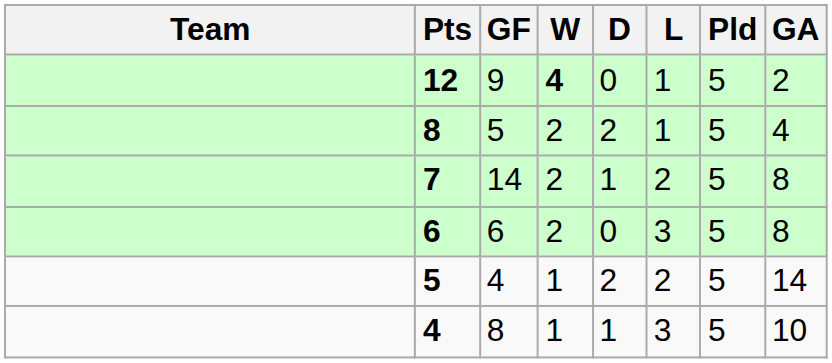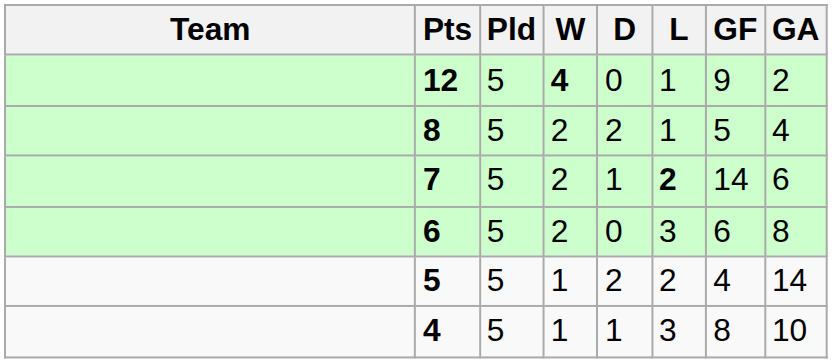columns swapped: (733, 29) <-> (509, 29)
(663, 180) normal -> (668, 180) bold
(781, 180) 8 -> (781, 180) 6
